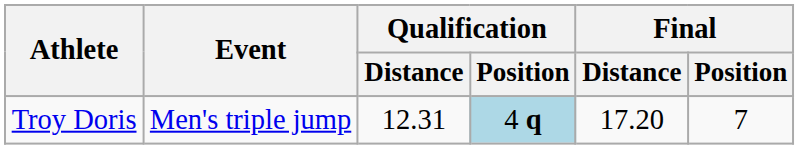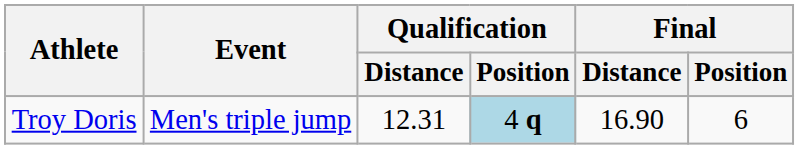(632, 119) 17.20 -> (632, 119) 16.90
(741, 119) 7 -> (741, 119) 6
